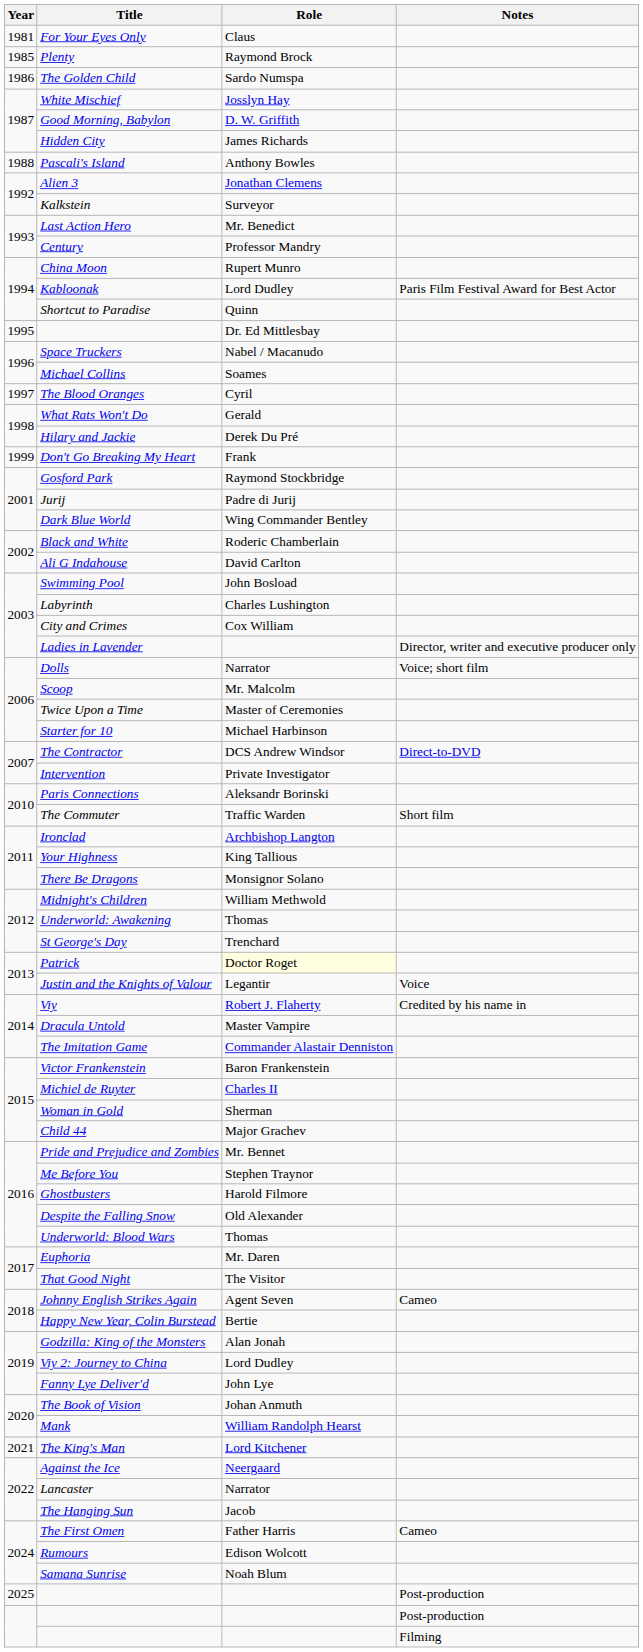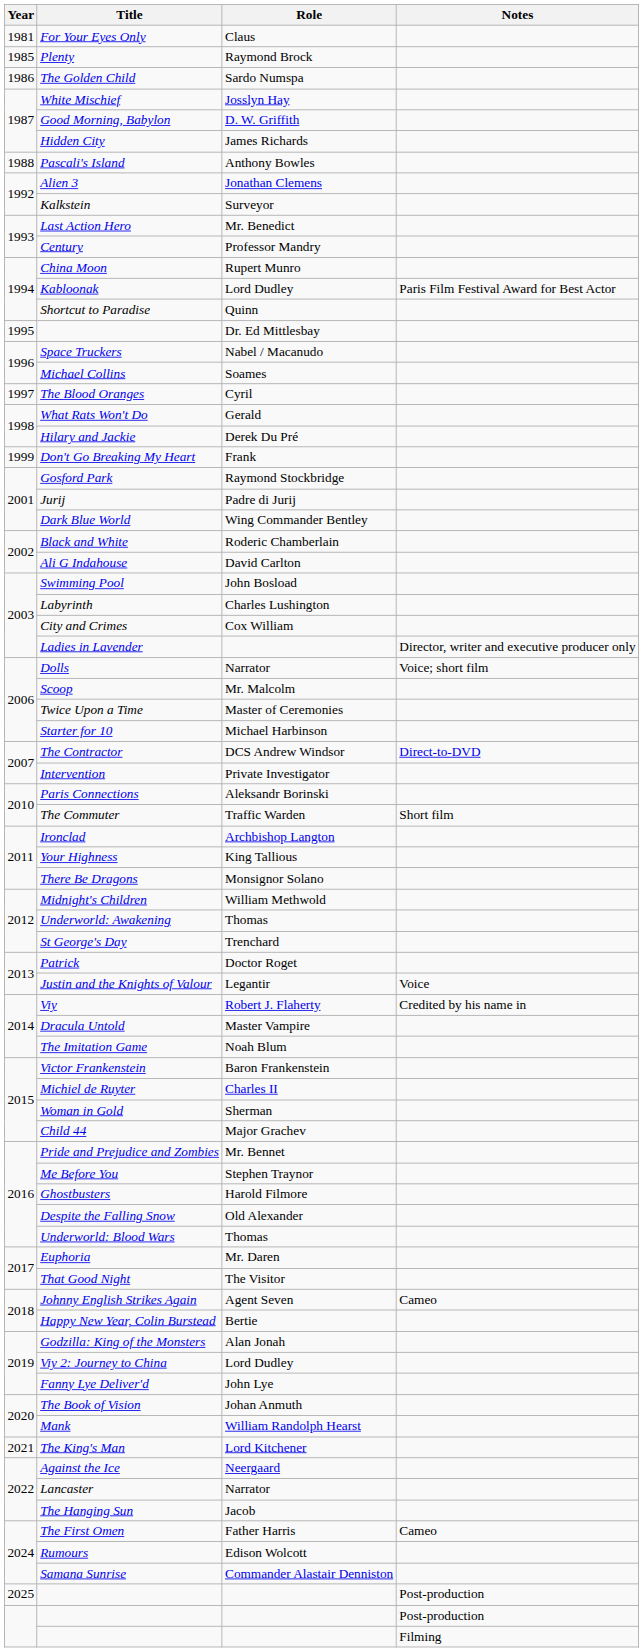(261, 962) lightyellow background -> (261, 962) no background
(309, 1047) Commander Alastair Denniston -> (256, 1047) Noah Blum
(256, 1573) Noah Blum -> (309, 1573) Commander Alastair Denniston
